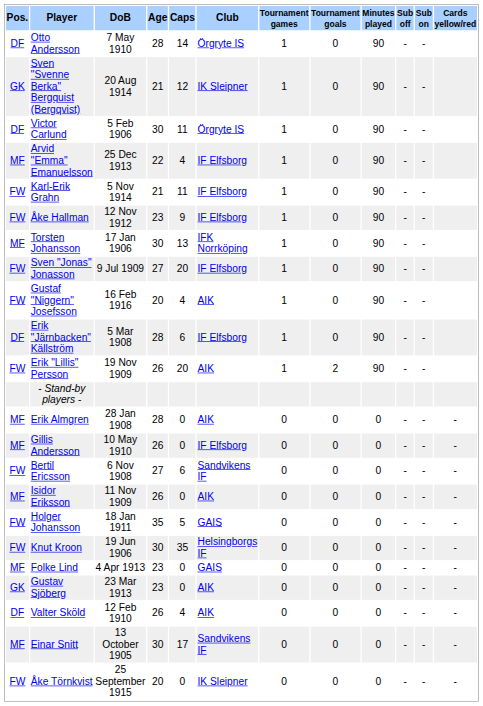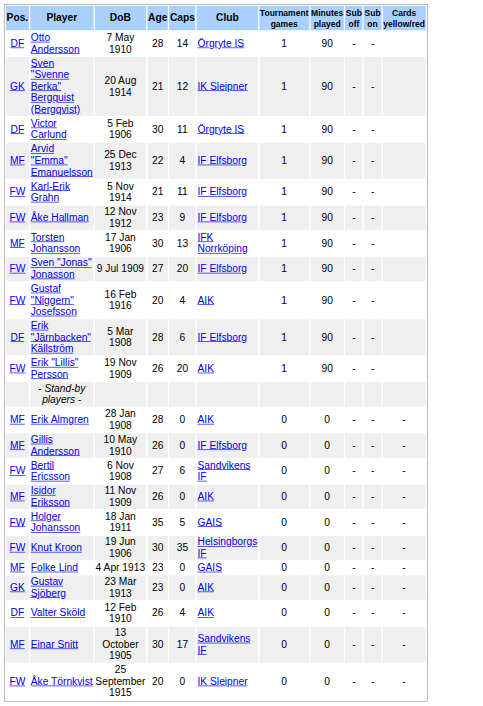- column: (335, 18)
